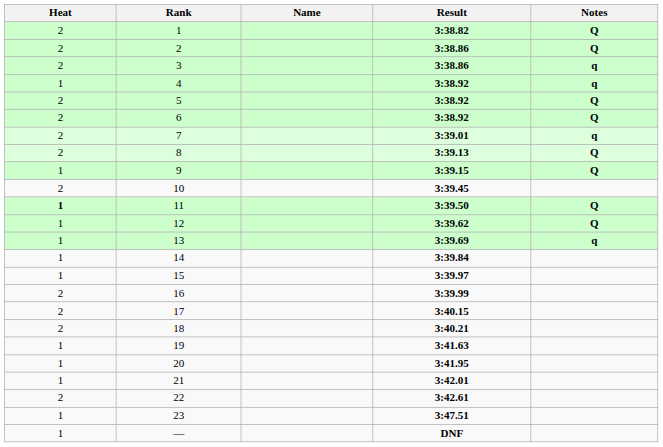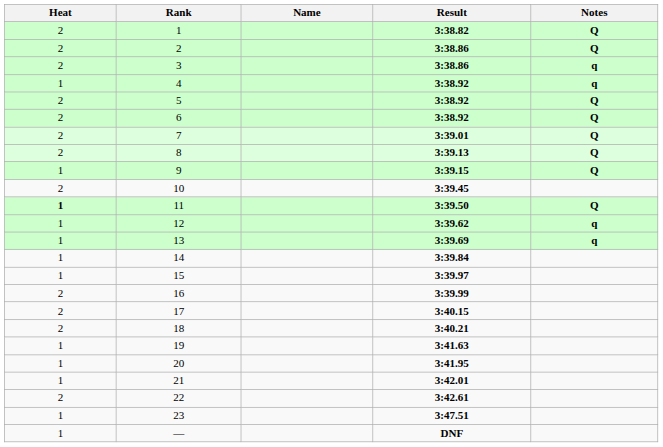(594, 135) q -> (594, 135) Q
(594, 223) Q -> (594, 223) q
